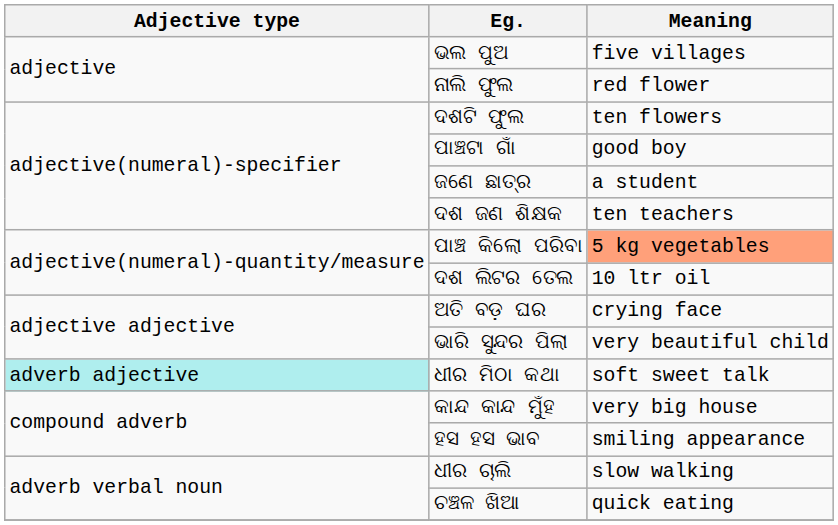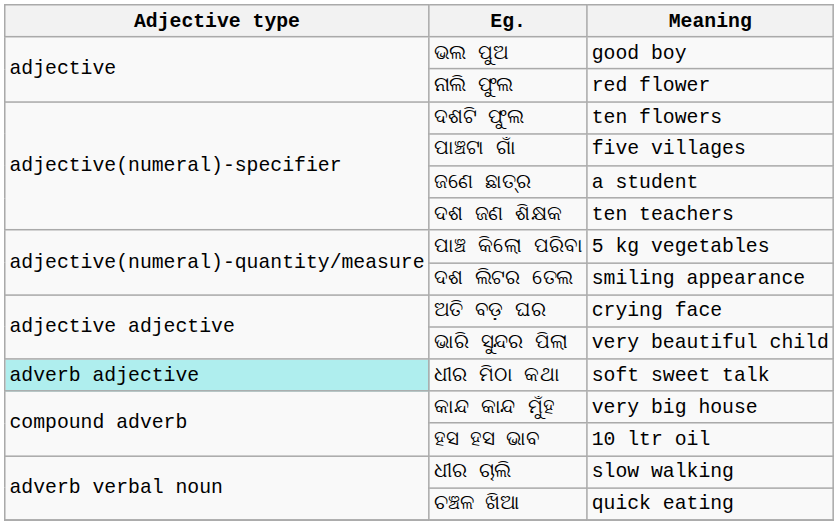(669, 53) five villages -> (639, 53) good boy
(639, 150) good boy -> (669, 150) five villages
(681, 246) lightsalmon background -> (681, 246) no background
(651, 279) 10 ltr oil -> (698, 279) smiling appearance
(698, 440) smiling appearance -> (651, 440) 10 ltr oil
